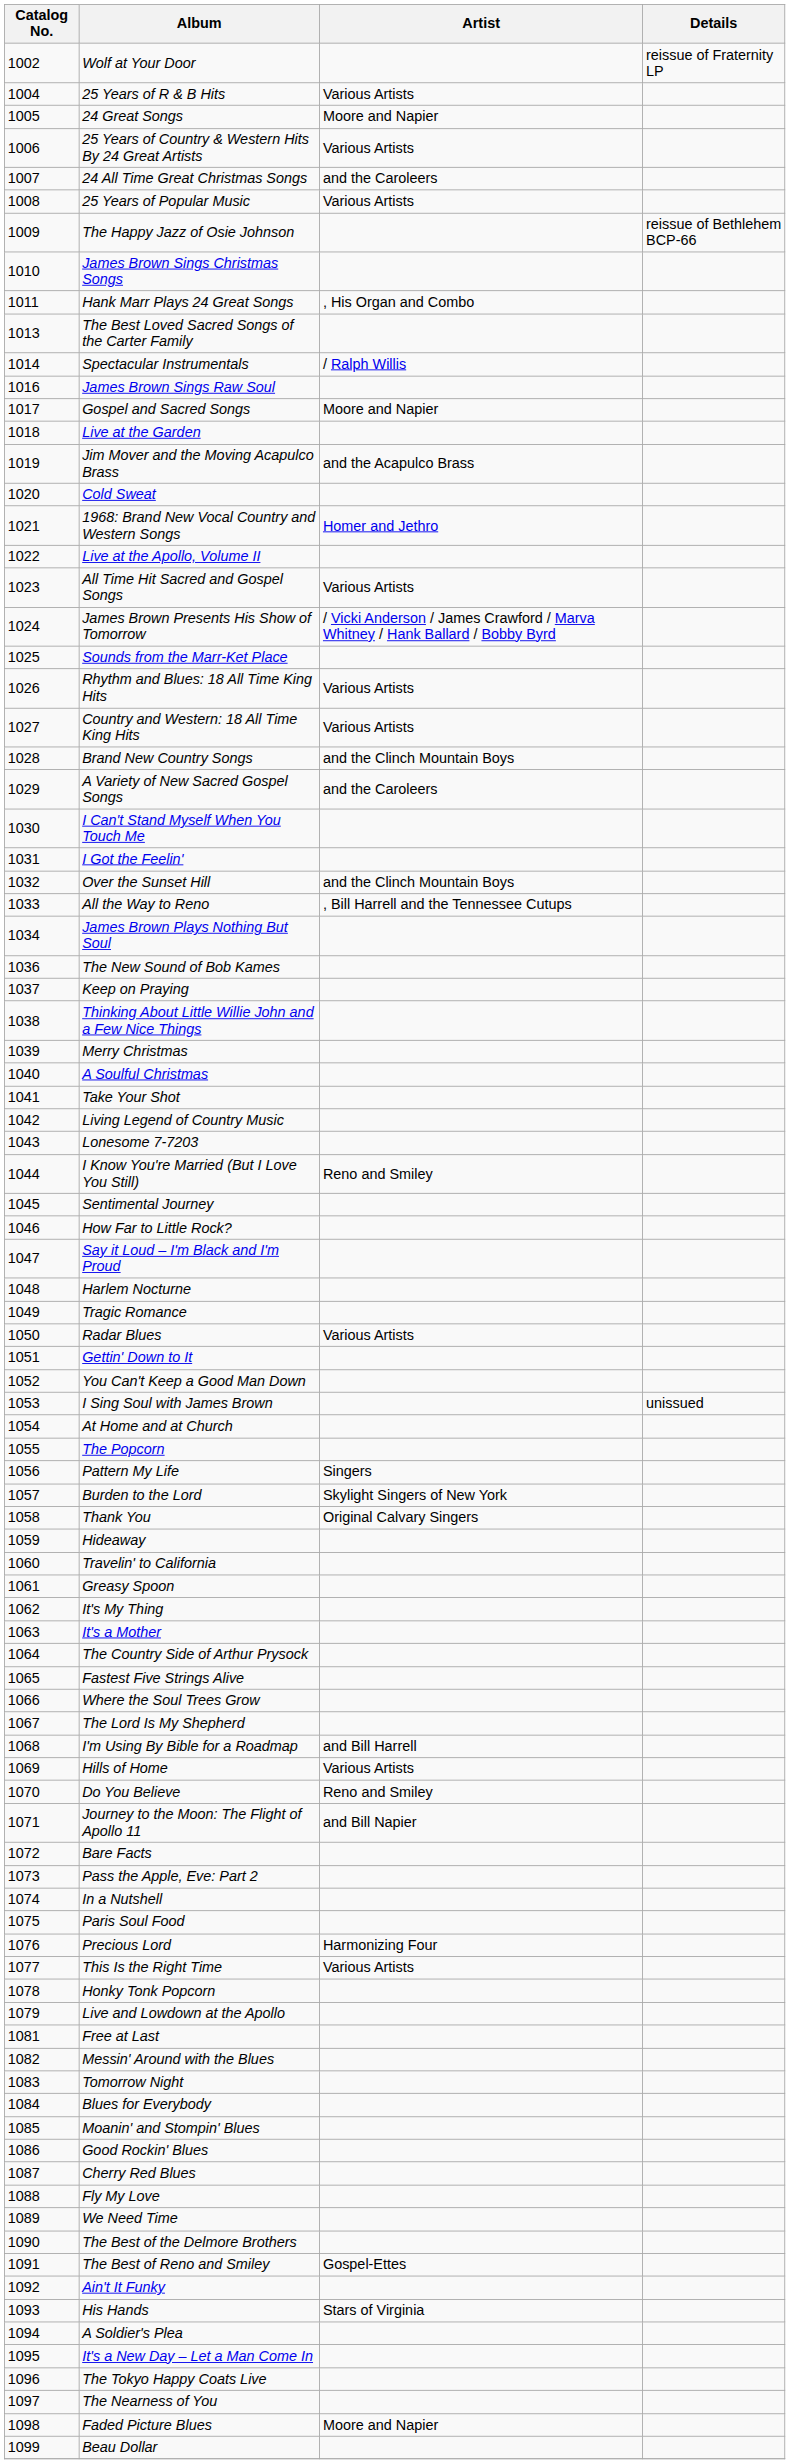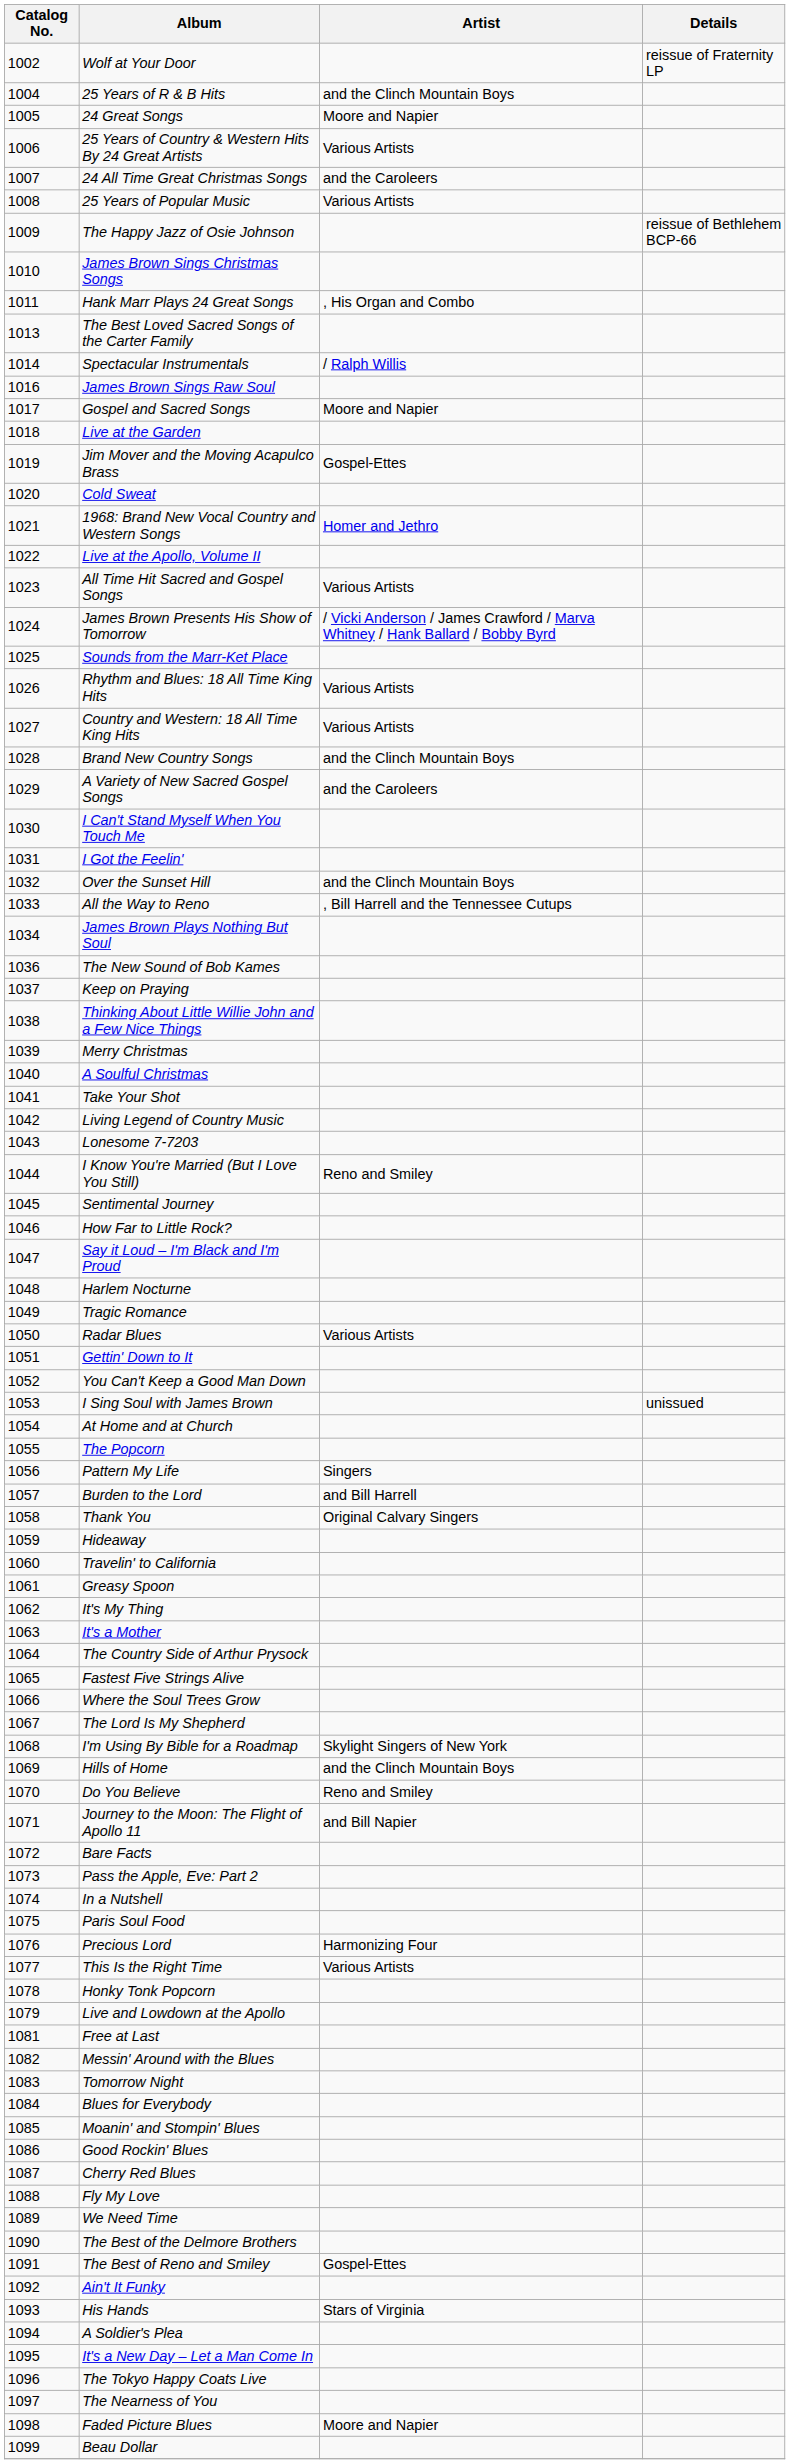(368, 93) Various Artists -> (419, 93) and the Clinch Mountain Boys
(399, 463) and the Acapulco Brass -> (365, 463) Gospel-Ettes
(415, 1495) Skylight Singers of New York -> (370, 1495) and Bill Harrell
(370, 1746) and Bill Harrell -> (415, 1746) Skylight Singers of New York
(368, 1769) Various Artists -> (419, 1769) and the Clinch Mountain Boys
